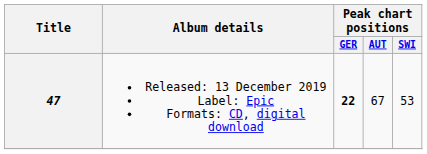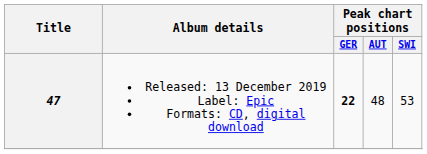(378, 101) 67 -> (378, 101) 48
